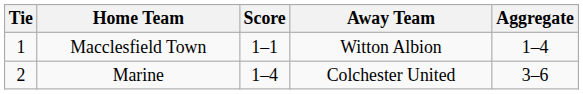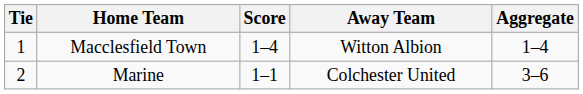(265, 46) 1–1 -> (265, 46) 1–4
(265, 74) 1–4 -> (265, 74) 1–1
